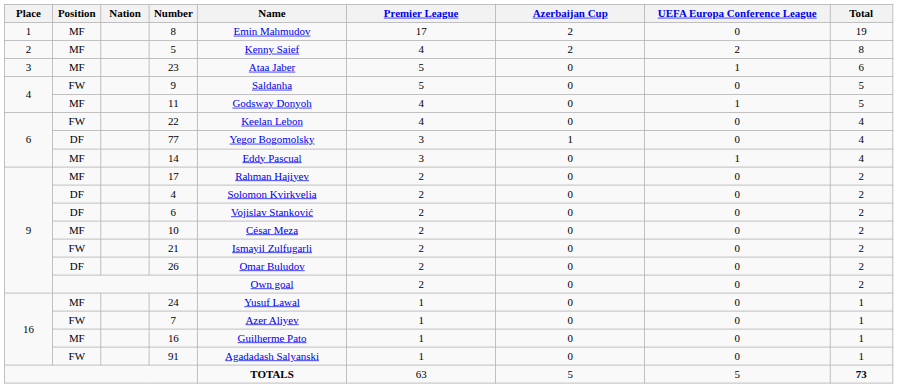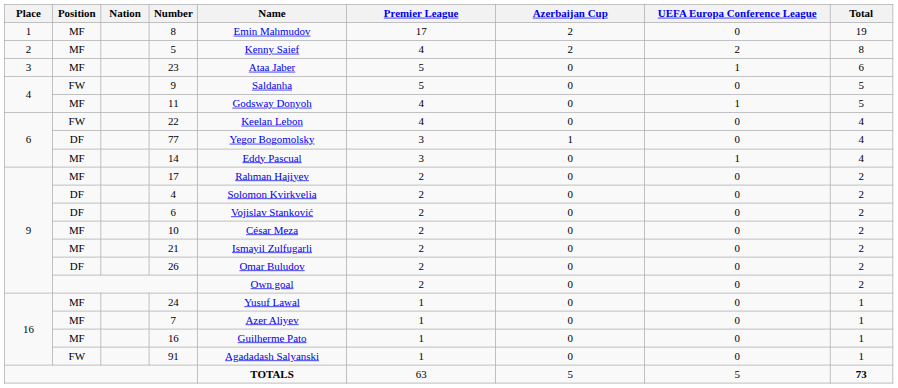(77, 248) FW -> (77, 248) MF
(77, 320) FW -> (77, 320) MF
